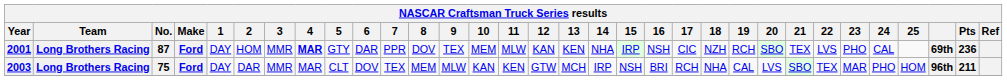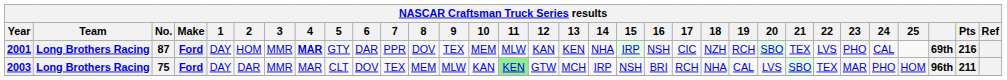(967, 49) 236 -> (967, 49) 216
(514, 67) no background -> (514, 67) lightgreen background
